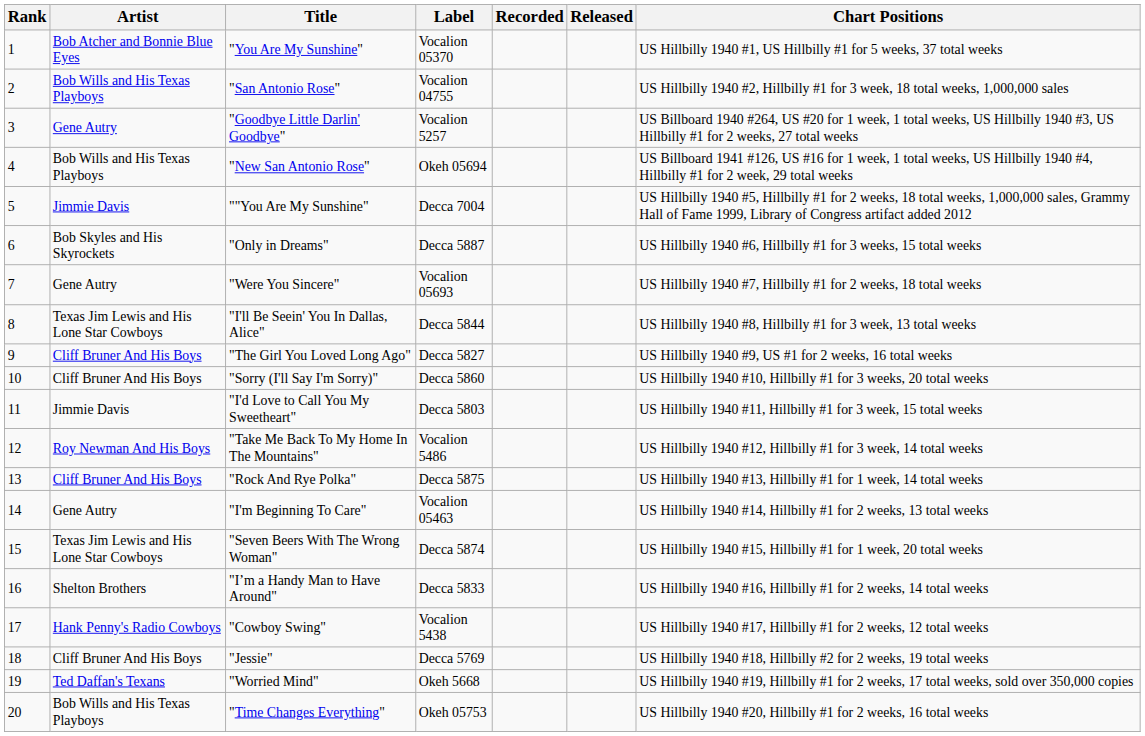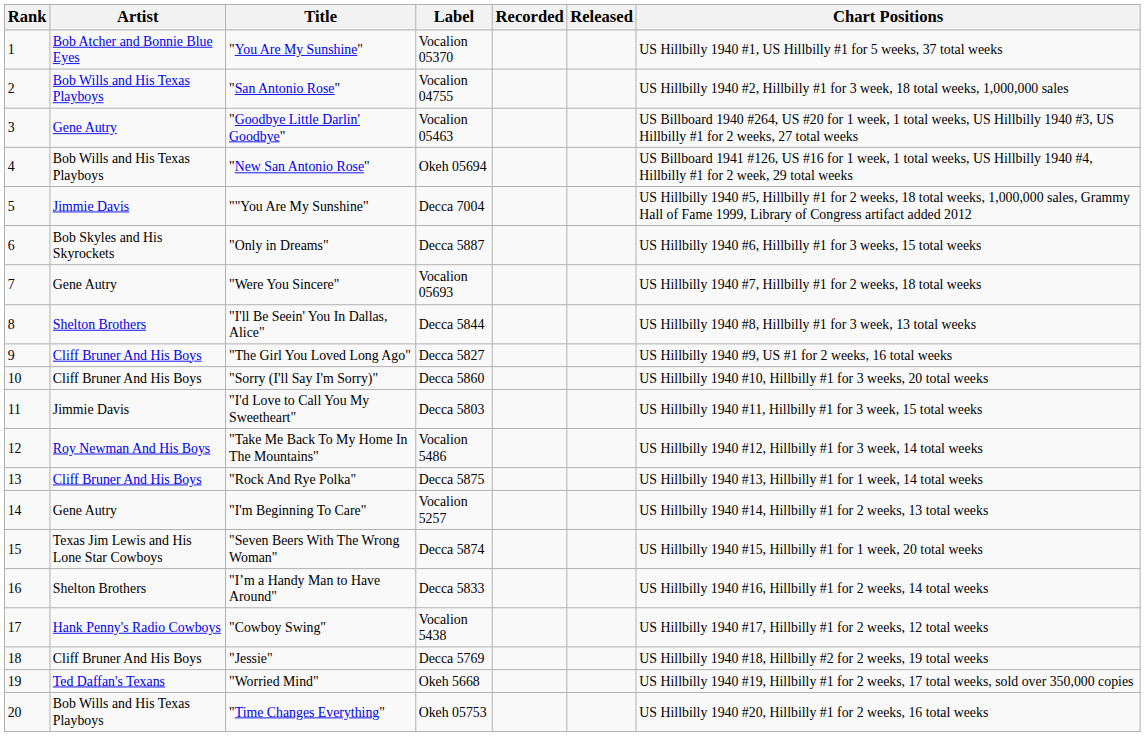(443, 128) Vocalion 5257 -> (443, 128) Vocalion 05463
(122, 324) Texas Jim Lewis and His Lone Star Cowboys -> (99, 324) Shelton Brothers
(443, 510) Vocalion 05463 -> (443, 510) Vocalion 5257
